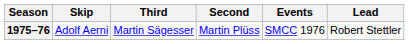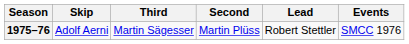columns swapped: (366, 13) <-> (295, 13)
